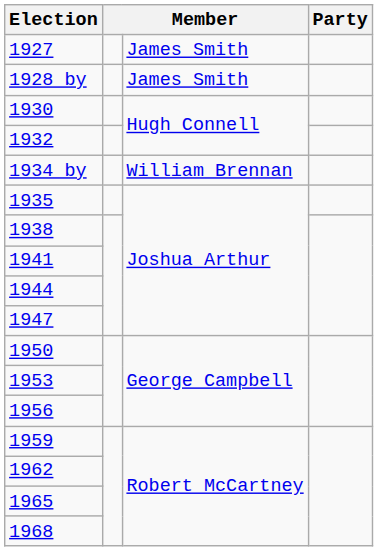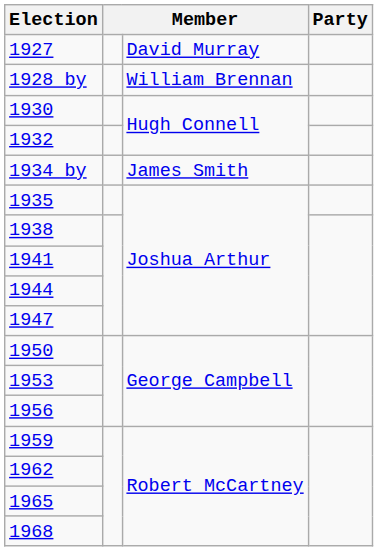(187, 50) James Smith -> (193, 50) David Murray
(187, 80) James Smith -> (210, 80) William Brennan
(210, 170) William Brennan -> (187, 170) James Smith
